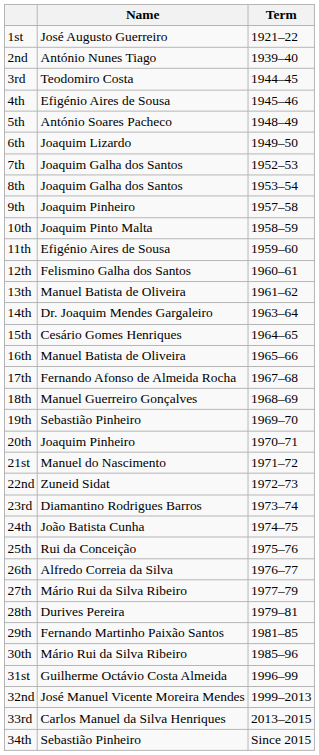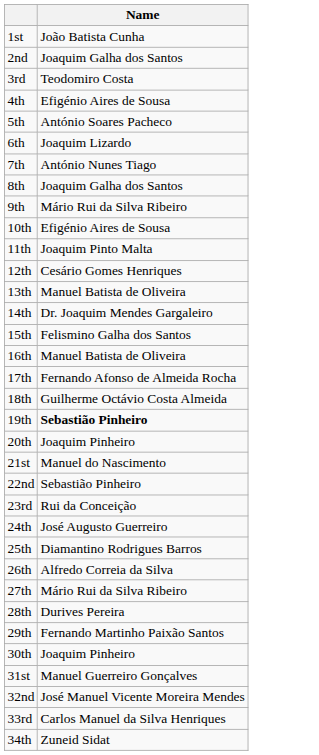- column: (281, 15)
(104, 36) José Augusto Guerreiro -> (92, 36) João Batista Cunha
(98, 57) António Nunes Tiago -> (112, 57) Joaquim Galha dos Santos
(112, 164) Joaquim Galha dos Santos -> (98, 164) António Nunes Tiago
(88, 206) Joaquim Pinheiro -> (114, 206) Mário Rui da Silva Ribeiro
(97, 228) Joaquim Pinto Malta -> (105, 228) Efigénio Aires de Sousa
(105, 249) Efigénio Aires de Sousa -> (97, 249) Joaquim Pinto Malta
(116, 270) Felismino Galha dos Santos -> (111, 270) Cesário Gomes Henriques
(111, 334) Cesário Gomes Henriques -> (116, 334) Felismino Galha dos Santos
(119, 398) Manuel Guerreiro Gonçalves -> (134, 398) Guilherme Octávio Costa Almeida
(91, 420) normal -> (94, 420) bold
(75, 484) Zuneid Sidat -> (91, 484) Sebastião Pinheiro
(121, 505) Diamantino Rodrigues Barros -> (88, 505) Rui da Conceição
(92, 526) João Batista Cunha -> (104, 526) José Augusto Guerreiro
(88, 548) Rui da Conceição -> (121, 548) Diamantino Rodrigues Barros
(114, 654) Mário Rui da Silva Ribeiro -> (88, 654) Joaquim Pinheiro
(134, 675) Guilherme Octávio Costa Almeida -> (119, 675) Manuel Guerreiro Gonçalves
(91, 739) Sebastião Pinheiro -> (75, 739) Zuneid Sidat
